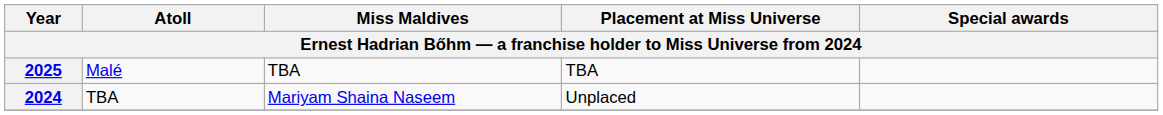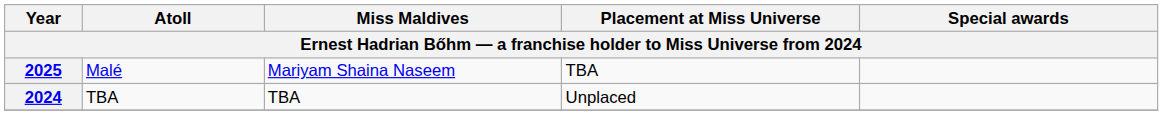(284, 71) TBA -> (361, 71) Mariyam Shaina Naseem
(361, 97) Mariyam Shaina Naseem -> (284, 97) TBA
